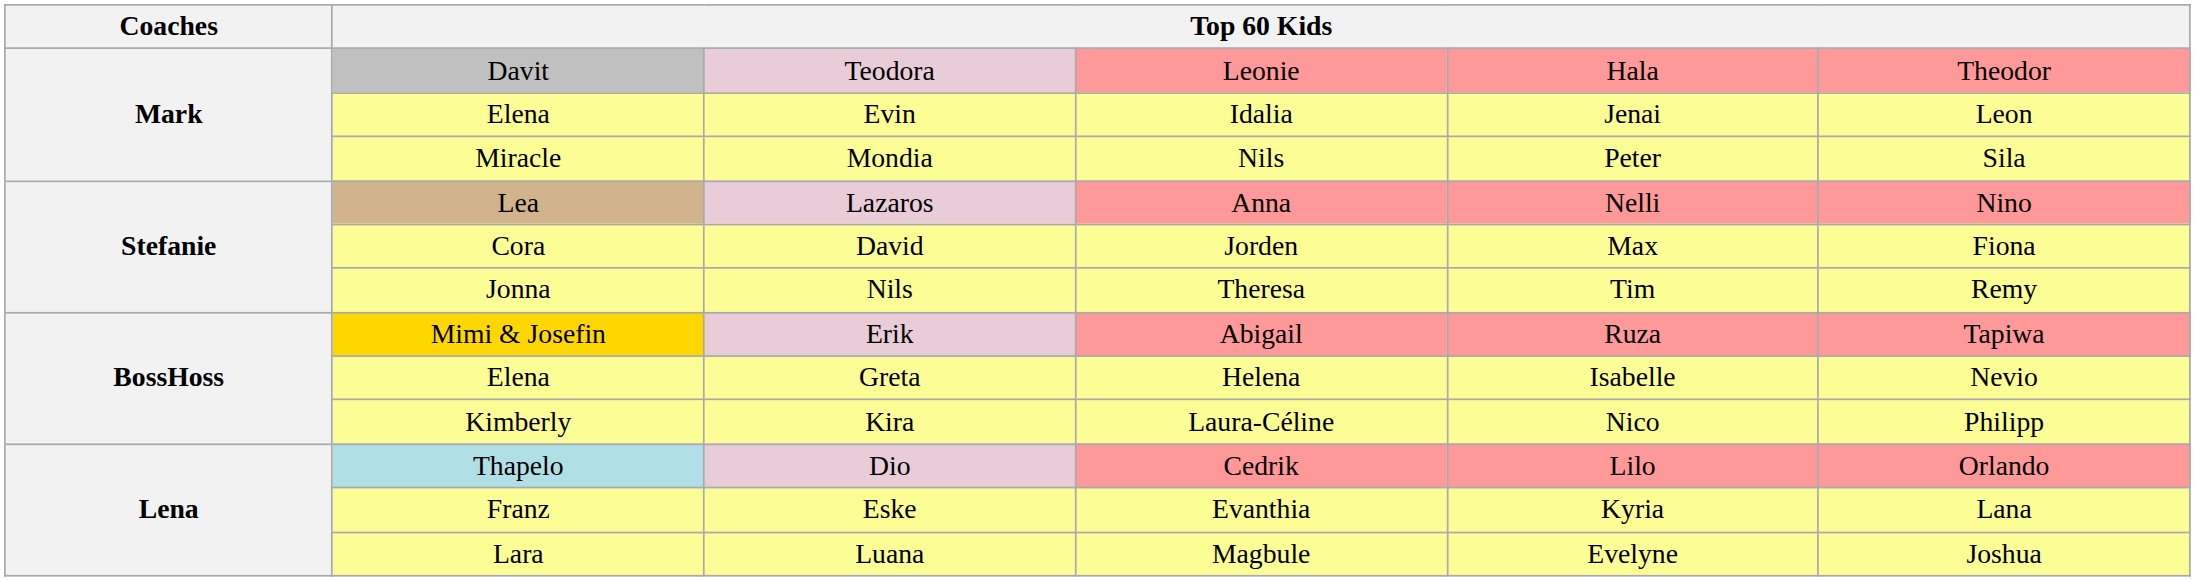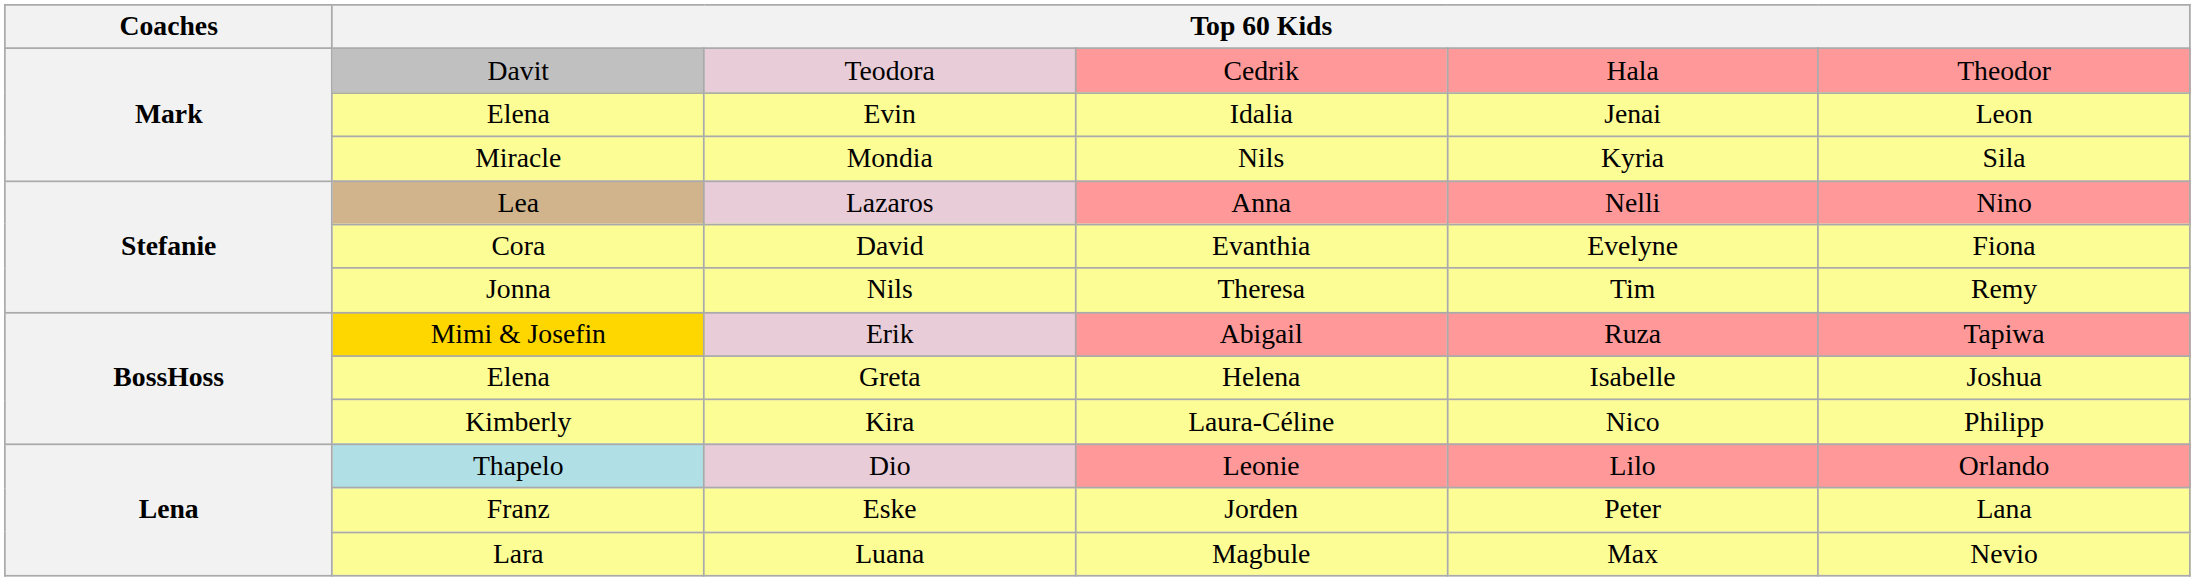(1261, 70) Leonie -> (1261, 70) Cedrik
(1633, 158) Peter -> (1633, 158) Kyria
(1261, 245) Jorden -> (1261, 245) Evanthia
(1633, 245) Max -> (1633, 245) Evelyne
(2004, 377) Nevio -> (2004, 377) Joshua
(1261, 465) Cedrik -> (1261, 465) Leonie
(1261, 509) Evanthia -> (1261, 509) Jorden
(1633, 509) Kyria -> (1633, 509) Peter
(1633, 553) Evelyne -> (1633, 553) Max
(2004, 553) Joshua -> (2004, 553) Nevio
